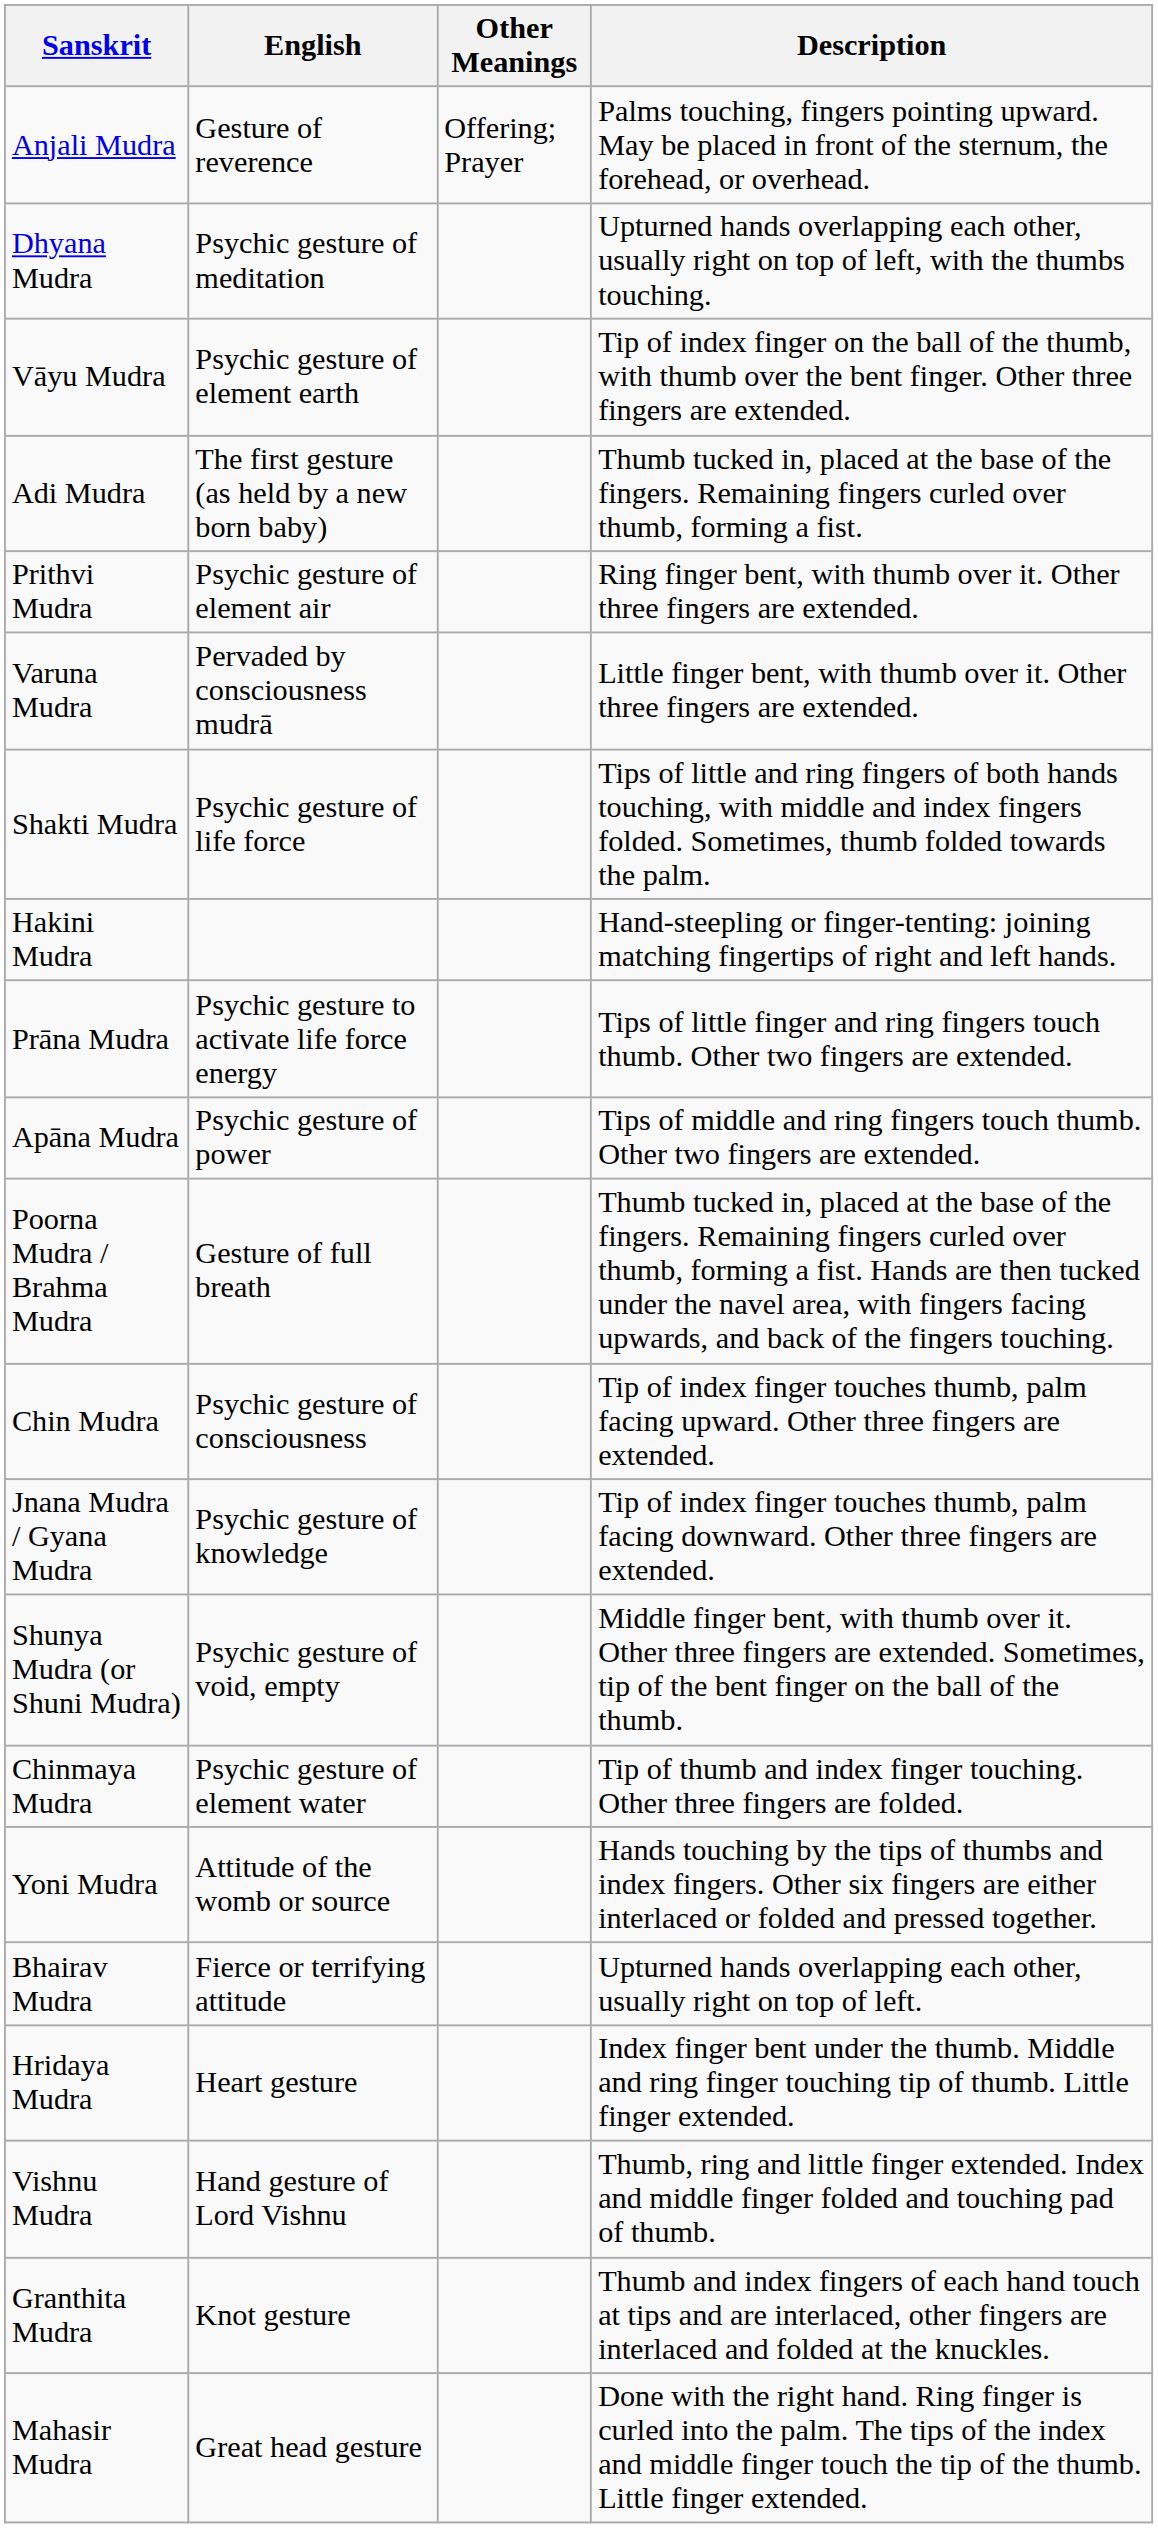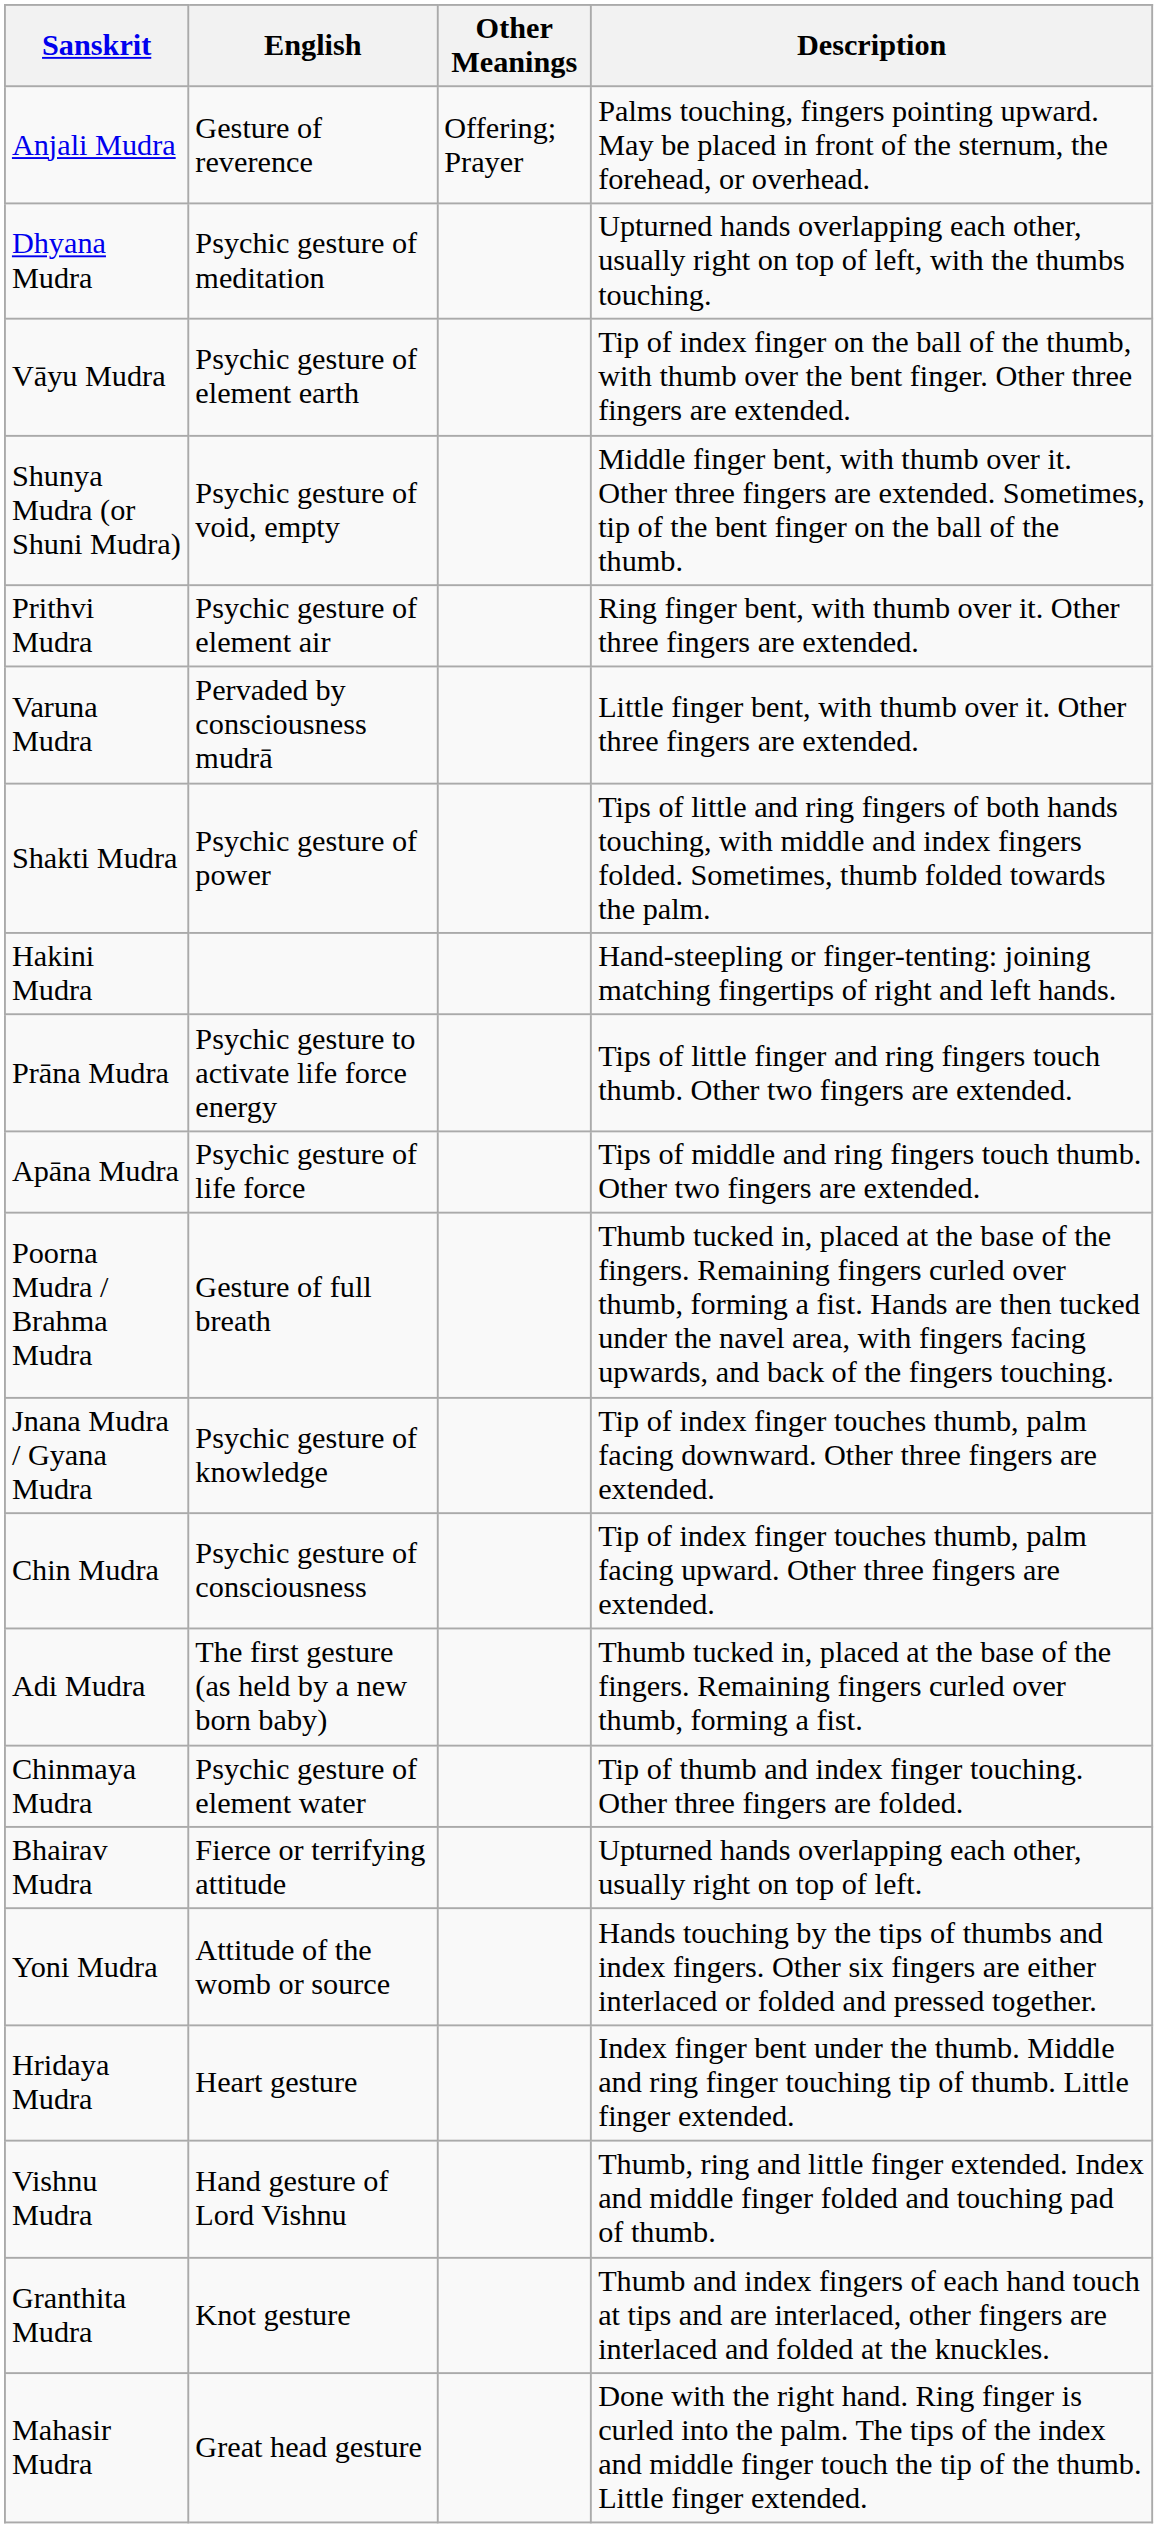rows swapped: (96, 1669) <-> (79, 492)
(306, 823) Psychic gesture of life force -> (306, 857) Psychic gesture of power
(306, 1137) Psychic gesture of power -> (306, 1171) Psychic gesture of life force
rows swapped: (90, 1536) <-> (85, 1420)
rows swapped: (85, 1884) <-> (60, 1983)
